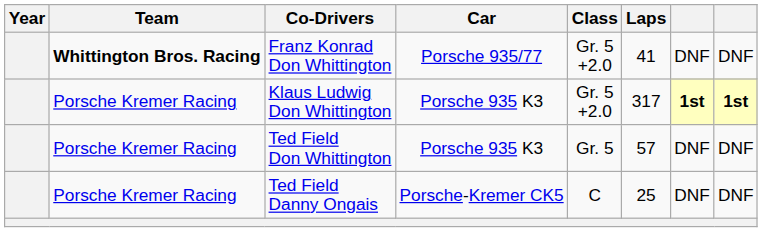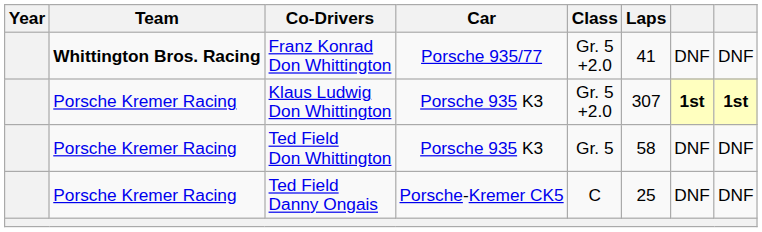(646, 102) 317 -> (646, 102) 307
(646, 149) 57 -> (646, 149) 58
